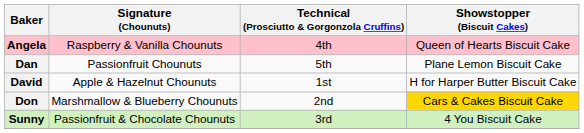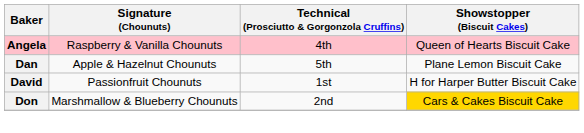(145, 63) Passionfruit Chounuts -> (145, 63) Apple & Hazelnut Chounuts
(145, 82) Apple & Hazelnut Chounuts -> (145, 82) Passionfruit Chounuts
- row: (27, 119)
